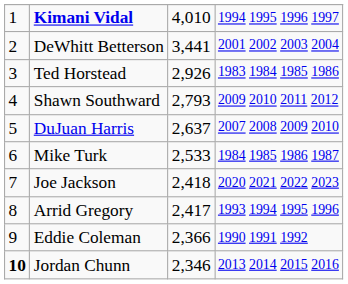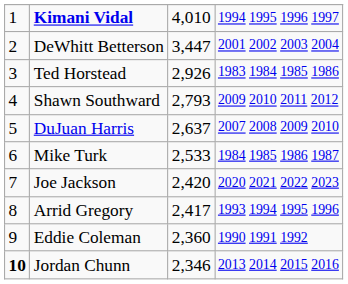(191, 45) 3,441 -> (191, 45) 3,447
(191, 182) 2,418 -> (191, 182) 2,420
(191, 237) 2,366 -> (191, 237) 2,360
